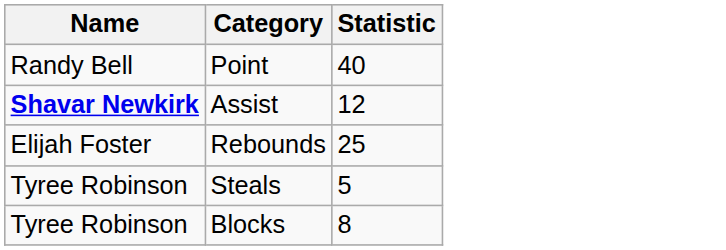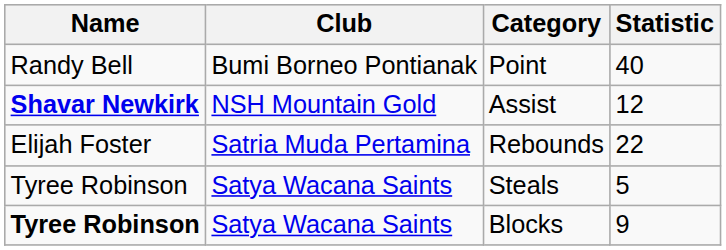+ column: (344, 24)
(352, 144) 25 -> (630, 144) 22
(99, 225) normal -> (105, 225) bold
(345, 225) 8 -> (623, 225) 9
